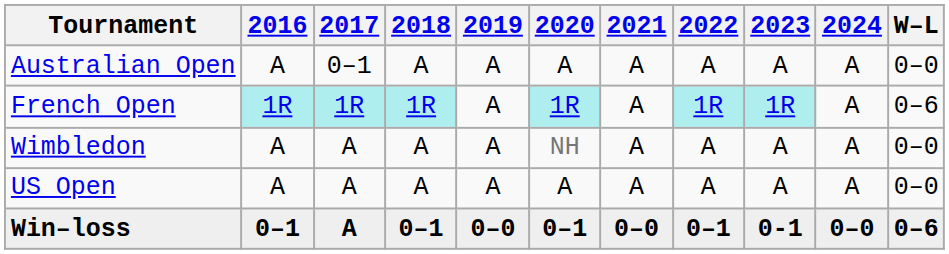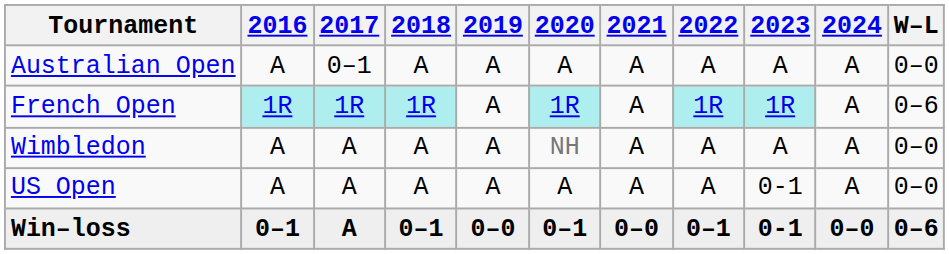(780, 188) A -> (780, 188) 0-1
